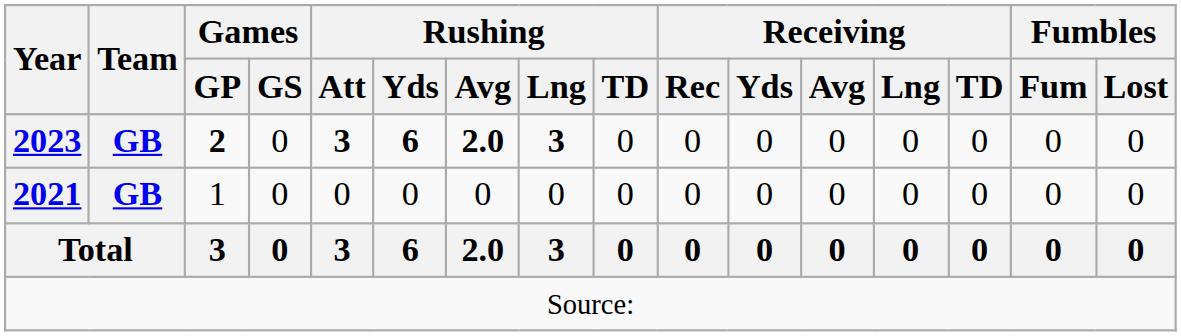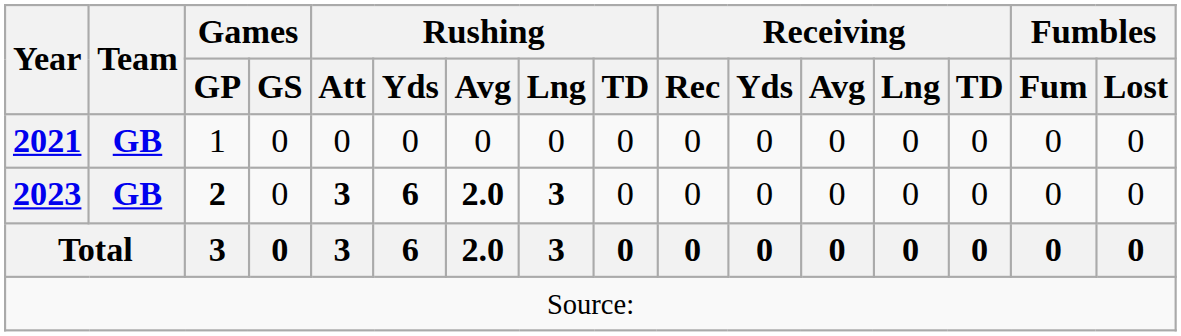rows swapped: (47, 194) <-> (47, 140)
